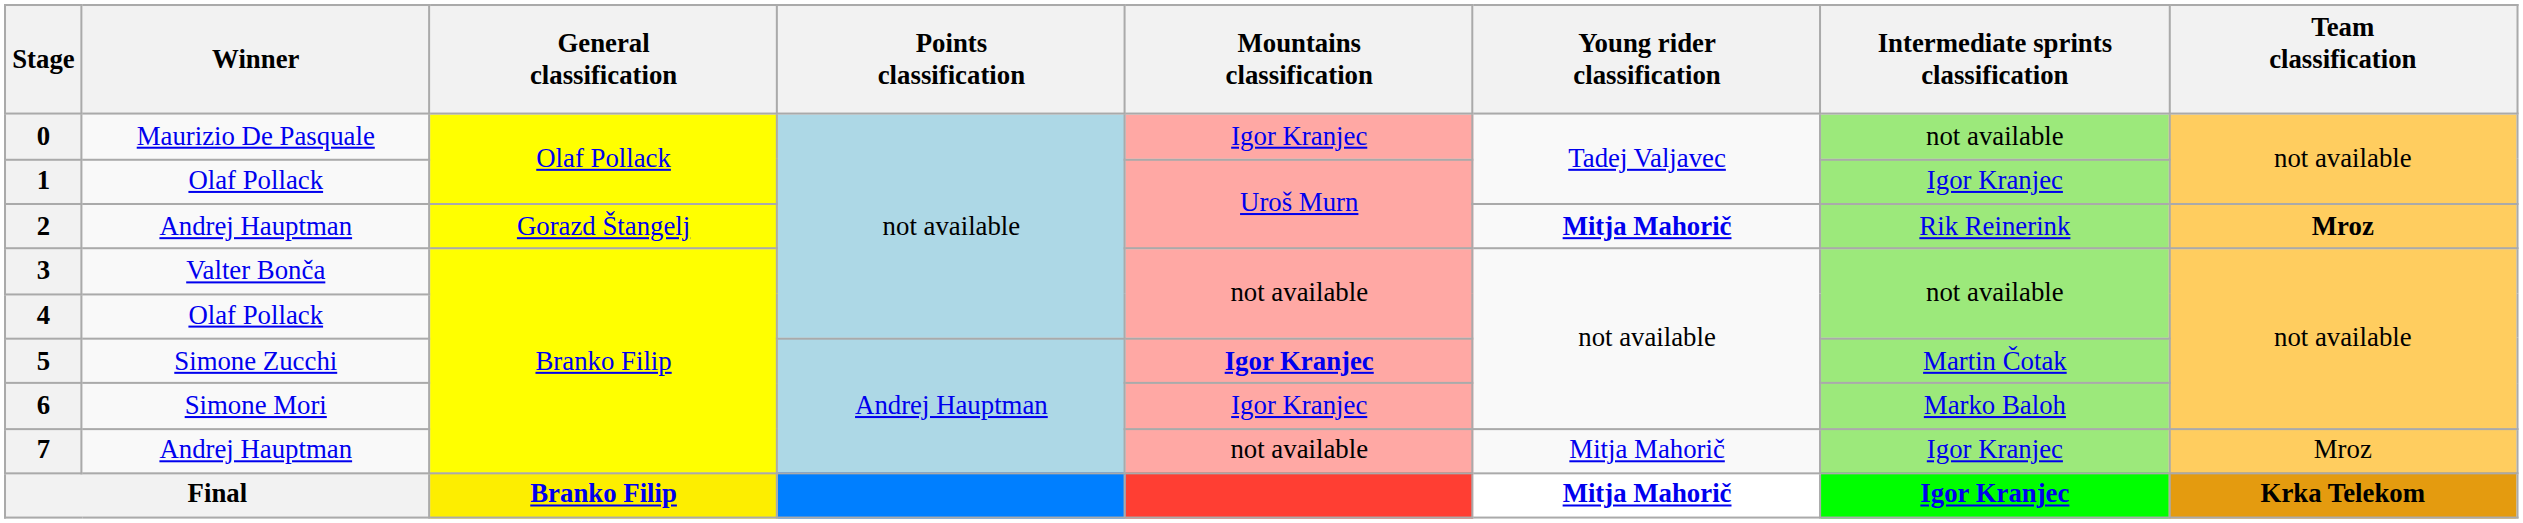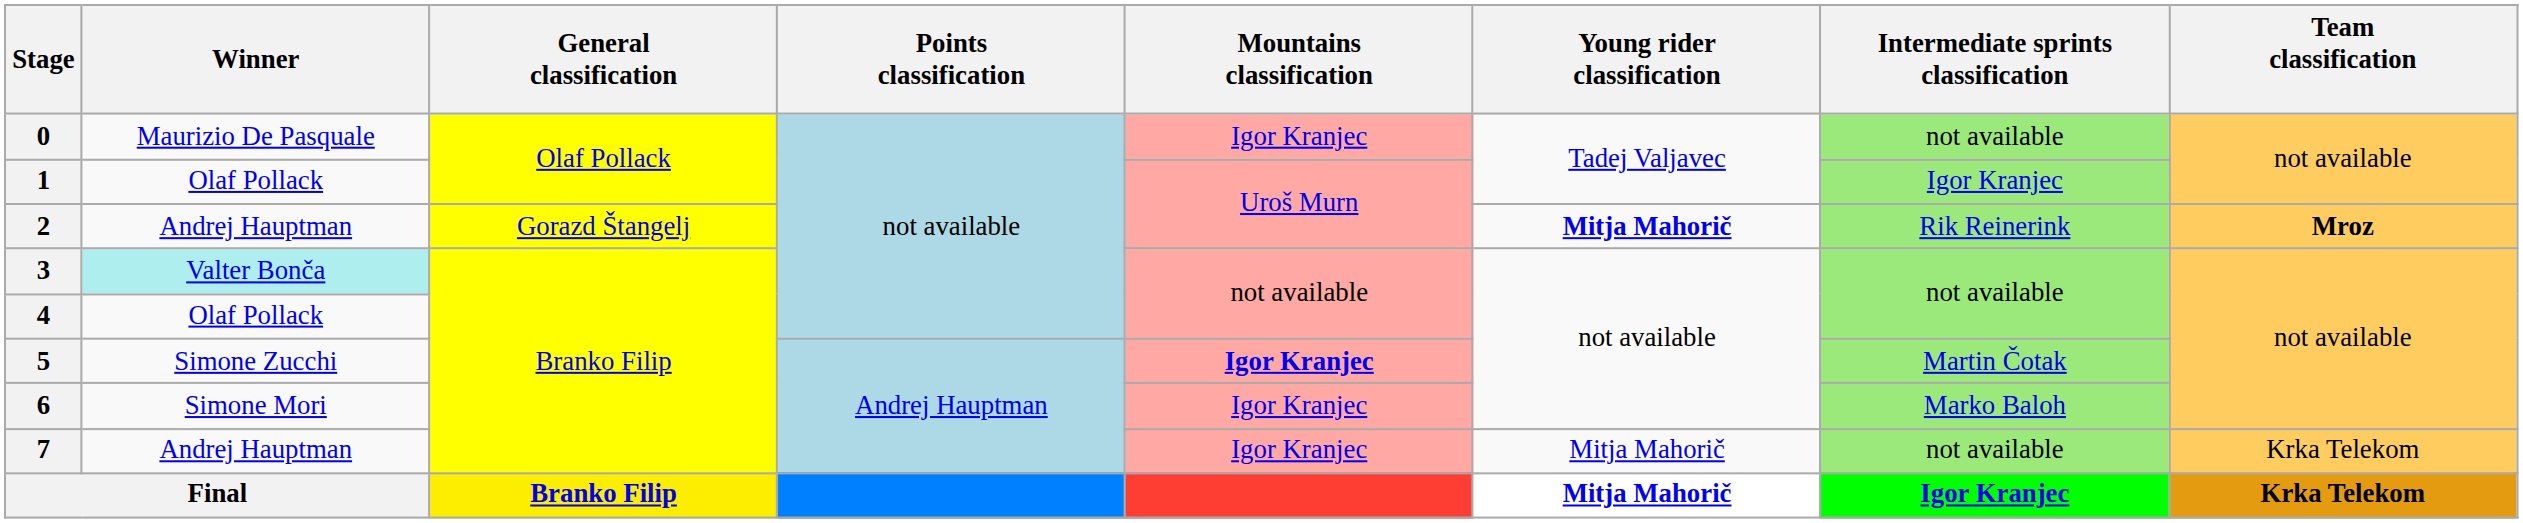(256, 270) no background -> (256, 270) paleturquoise background
(1299, 450) not available -> (1299, 450) Igor Kranjec
(1995, 450) Igor Kranjec -> (1995, 450) not available
(2343, 450) Mroz -> (2343, 450) Krka Telekom
